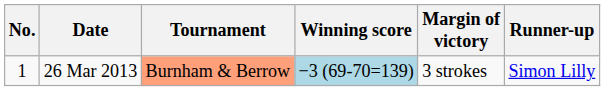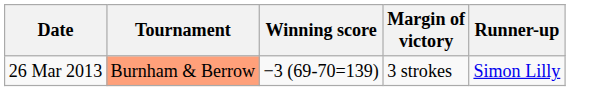- column: (22, 30)
(356, 70) lightblue background -> (321, 70) no background
